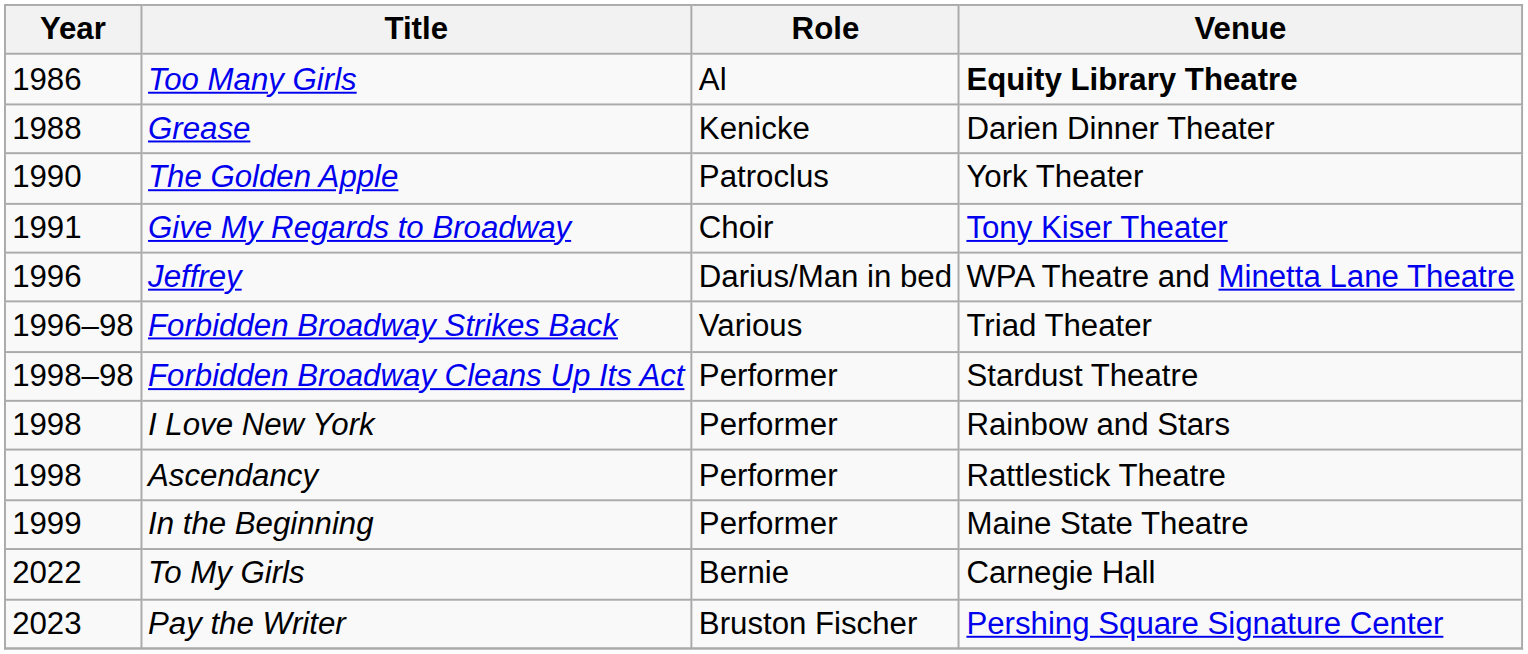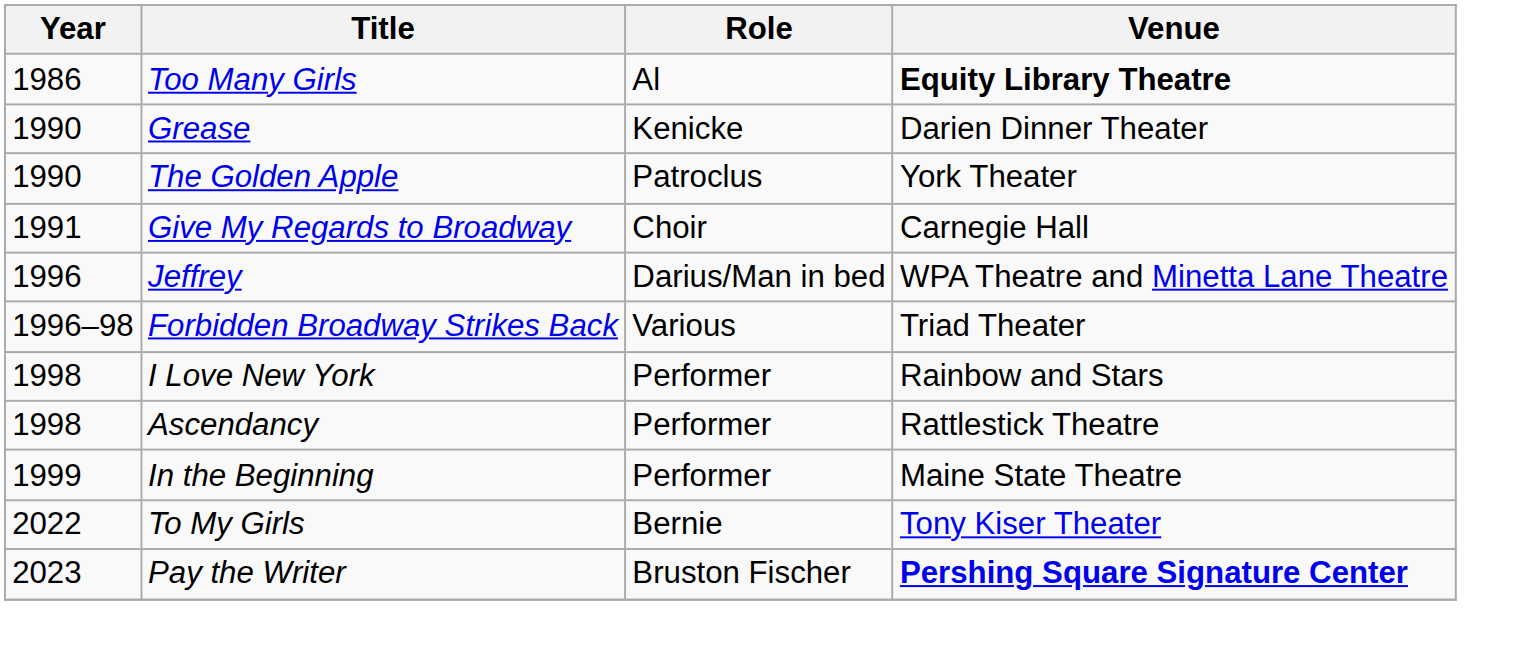(47, 128) 1988 -> (47, 128) 1990
(1097, 227) Tony Kiser Theater -> (994, 227) Carnegie Hall
- row: (416, 375)
(1061, 573) Carnegie Hall -> (1031, 524) Tony Kiser Theater
(1205, 623) normal -> (1154, 573) bold
